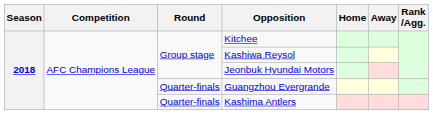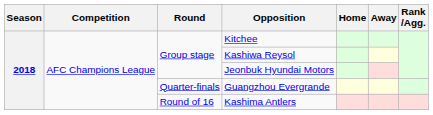(190, 102) Quarter-finals -> (187, 102) Round of 16
